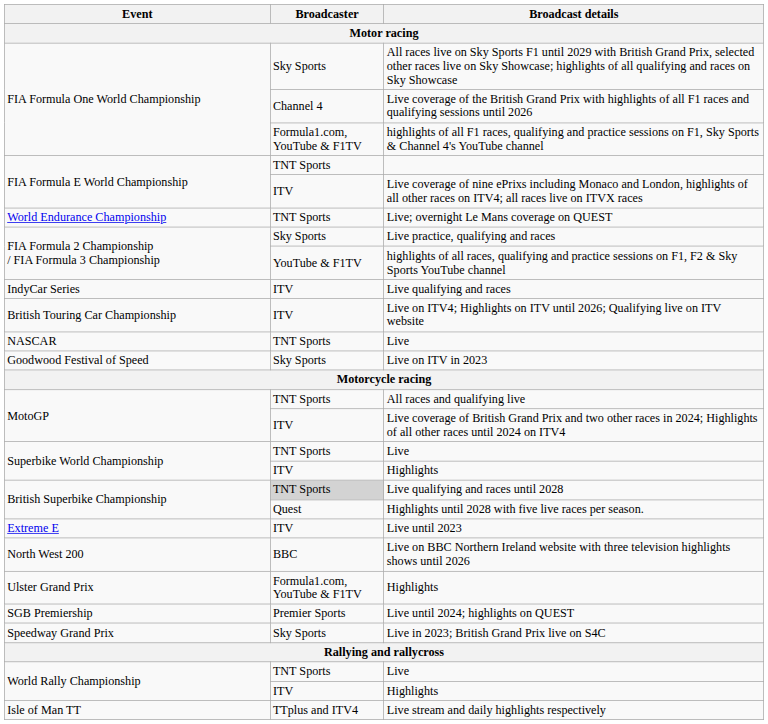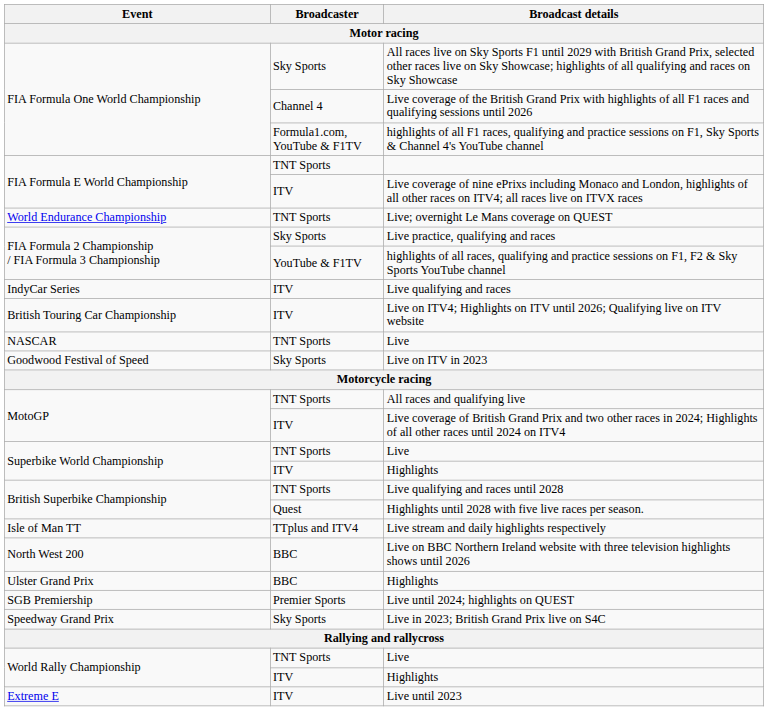(302, 489) lightgrey background -> (302, 489) no background
rows swapped: (44, 710) <-> (33, 528)
(317, 587) Formula1.com, YouTube & F1TV -> (285, 580) BBC
